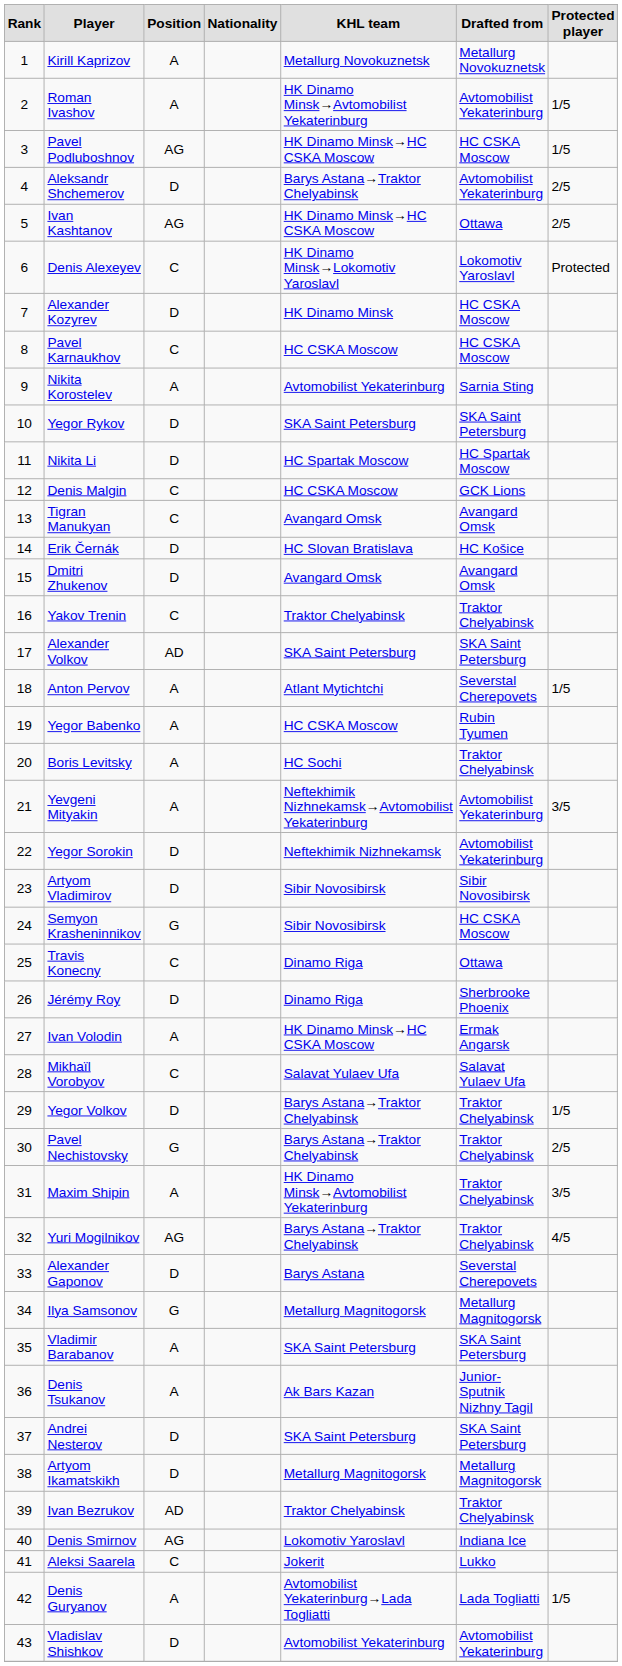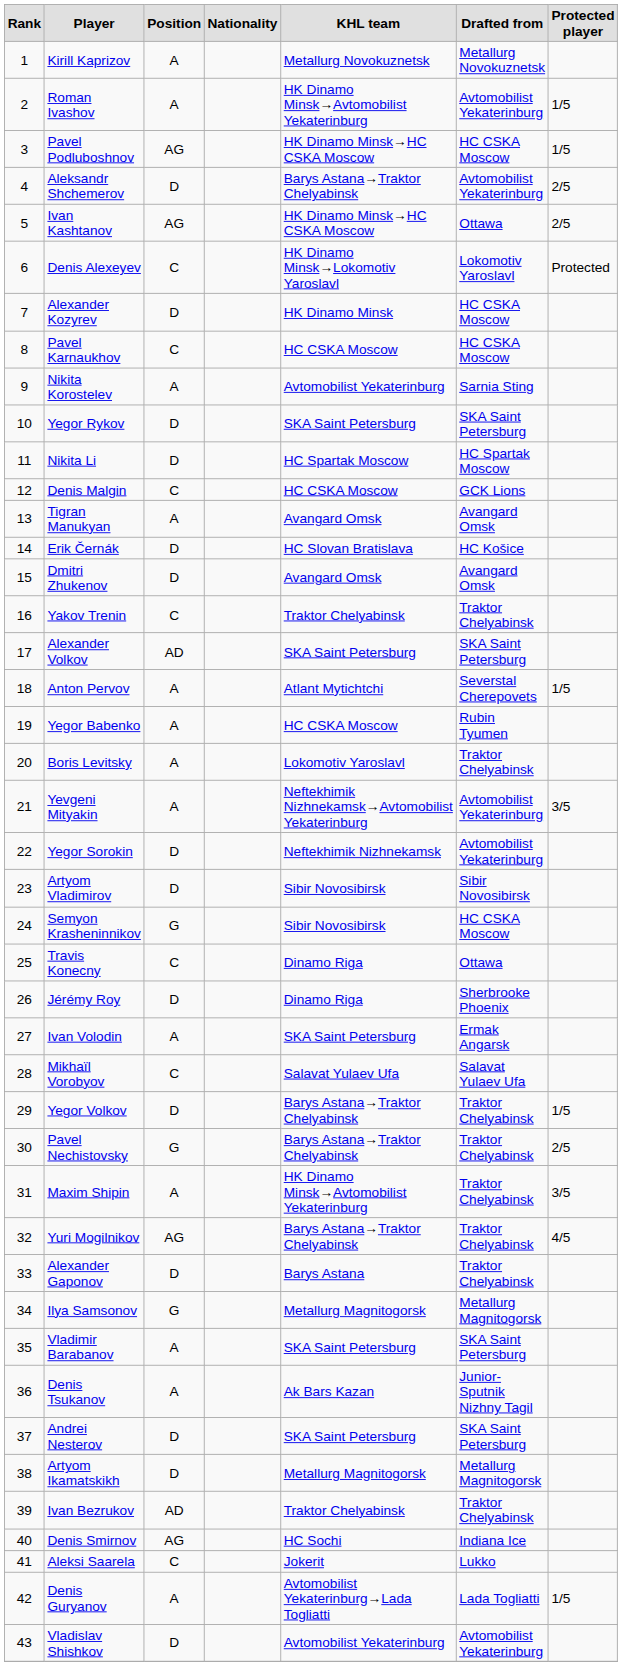(174, 519) C -> (174, 519) A
(313, 762) HC Sochi -> (344, 762) Lokomotiv Yaroslavl
(355, 1036) HK Dinamo Minsk→HC CSKA Moscow -> (350, 1036) SKA Saint Petersburg
(498, 1273) Severstal Cherepovets -> (496, 1273) Traktor Chelyabinsk
(344, 1540) Lokomotiv Yaroslavl -> (313, 1540) HC Sochi
